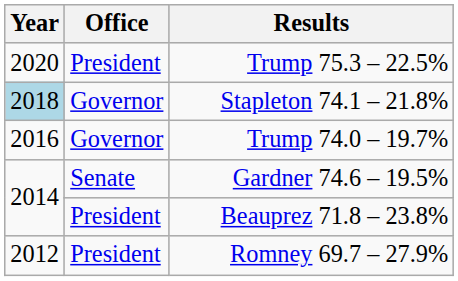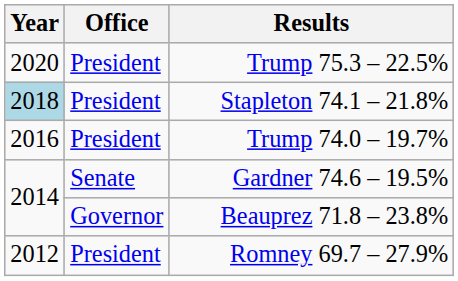(117, 100) Governor -> (115, 100) President
(117, 139) Governor -> (115, 139) President
(115, 216) President -> (117, 216) Governor
